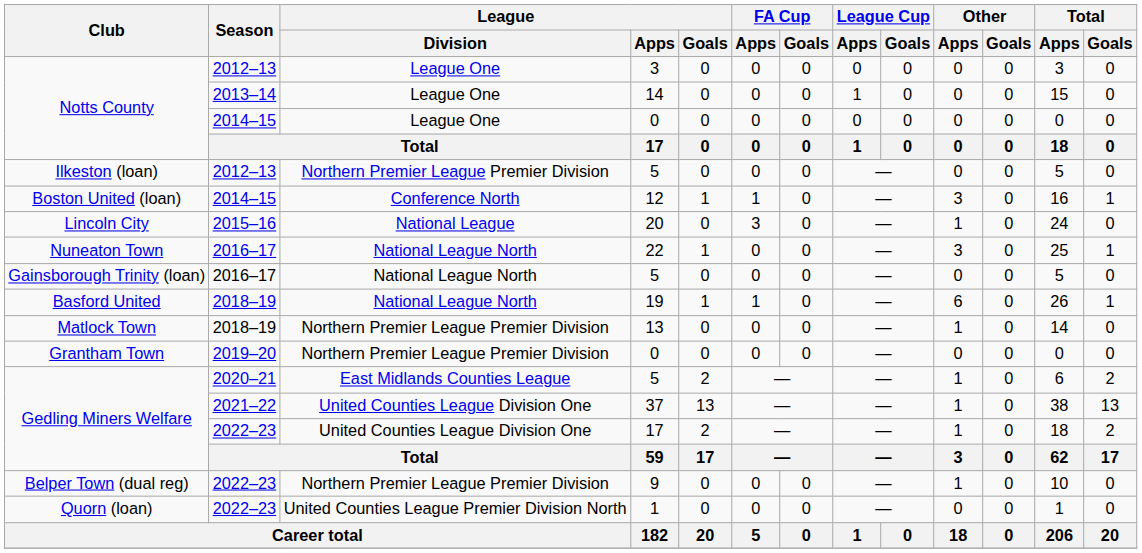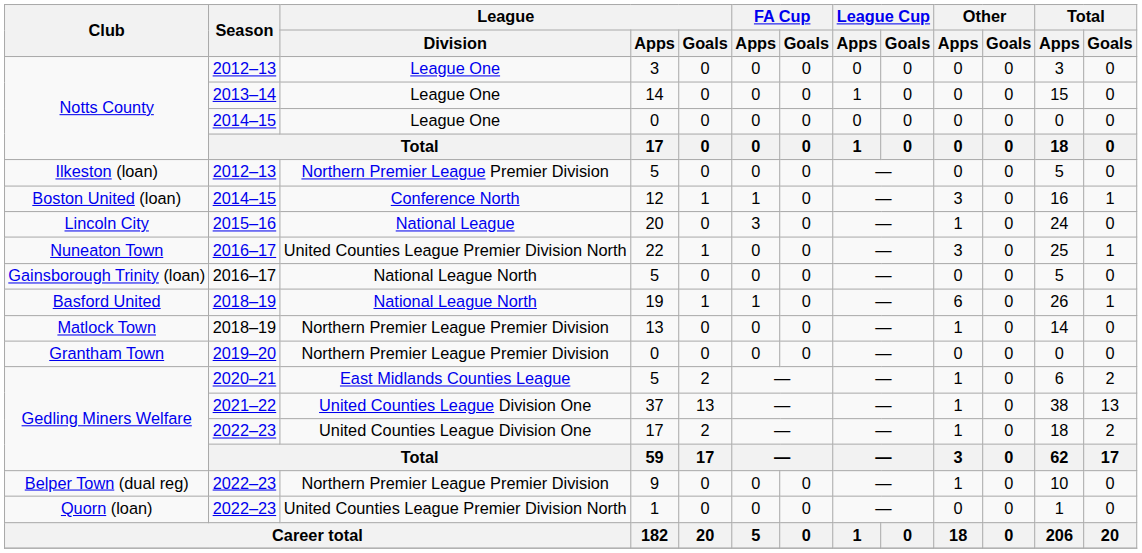(455, 250) National League North -> (455, 250) United Counties League Premier Division North
